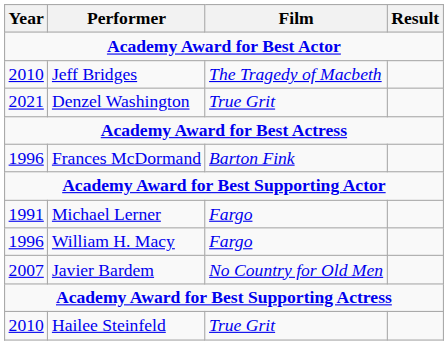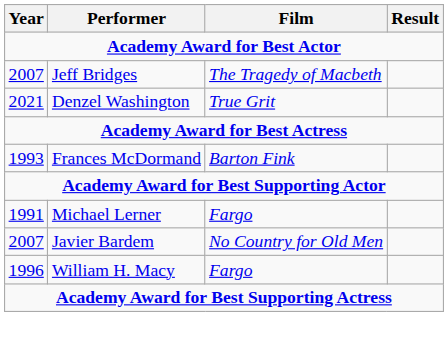(26, 74) 2010 -> (26, 74) 2007
(26, 158) 1996 -> (26, 158) 1993
rows swapped: (113, 241) <-> (103, 269)
- row: (109, 325)
